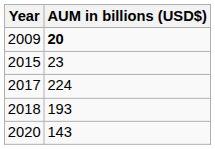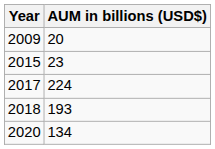(56, 39) bold -> (56, 39) normal
(60, 132) 143 -> (60, 132) 134
